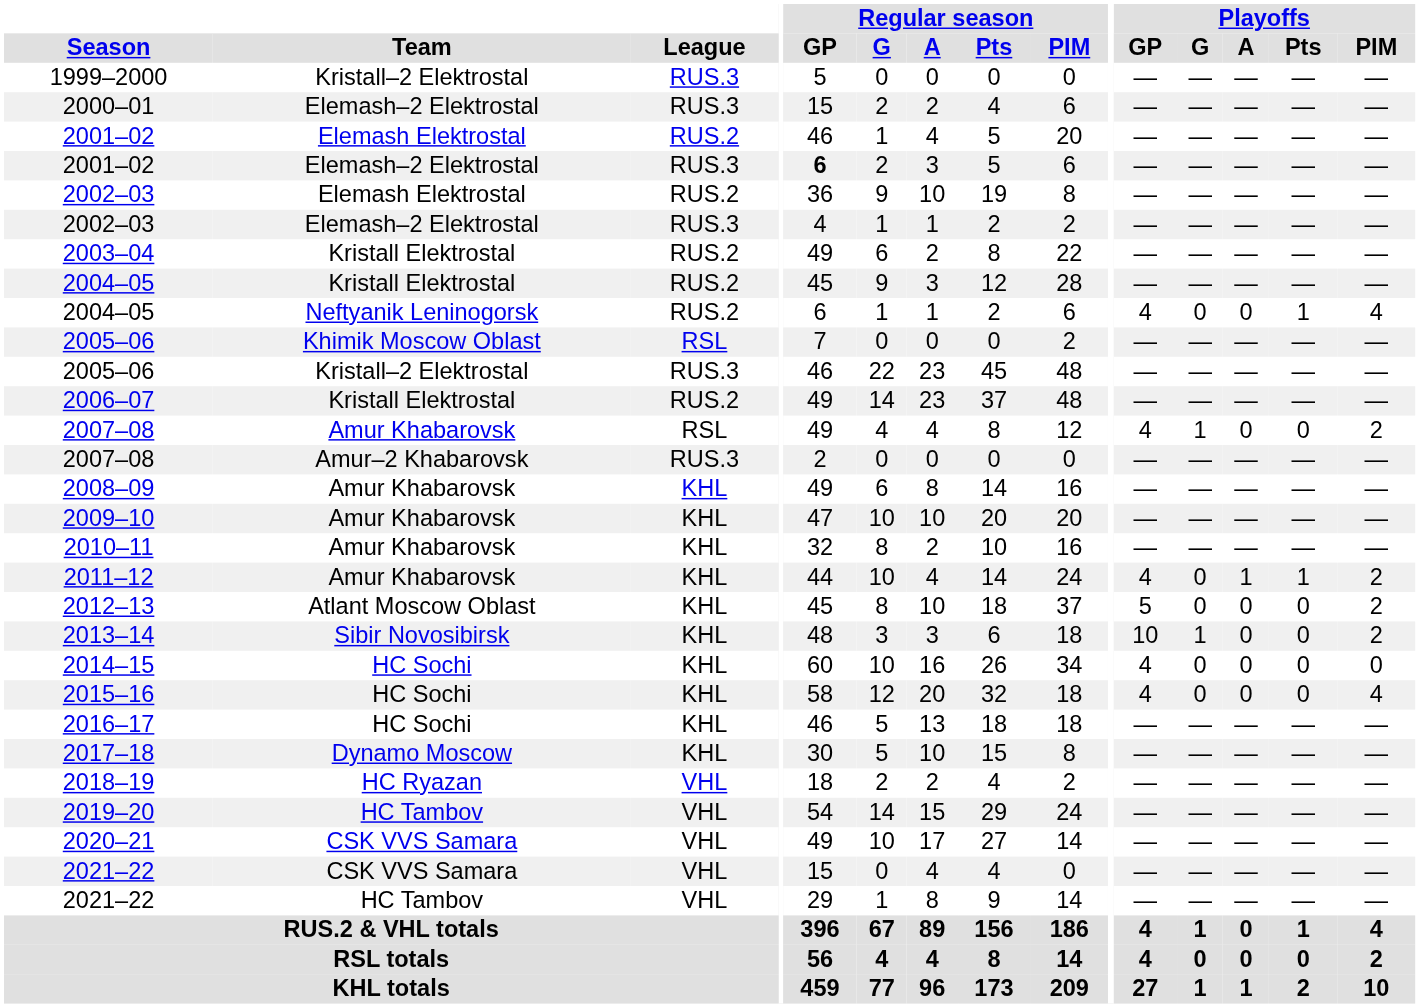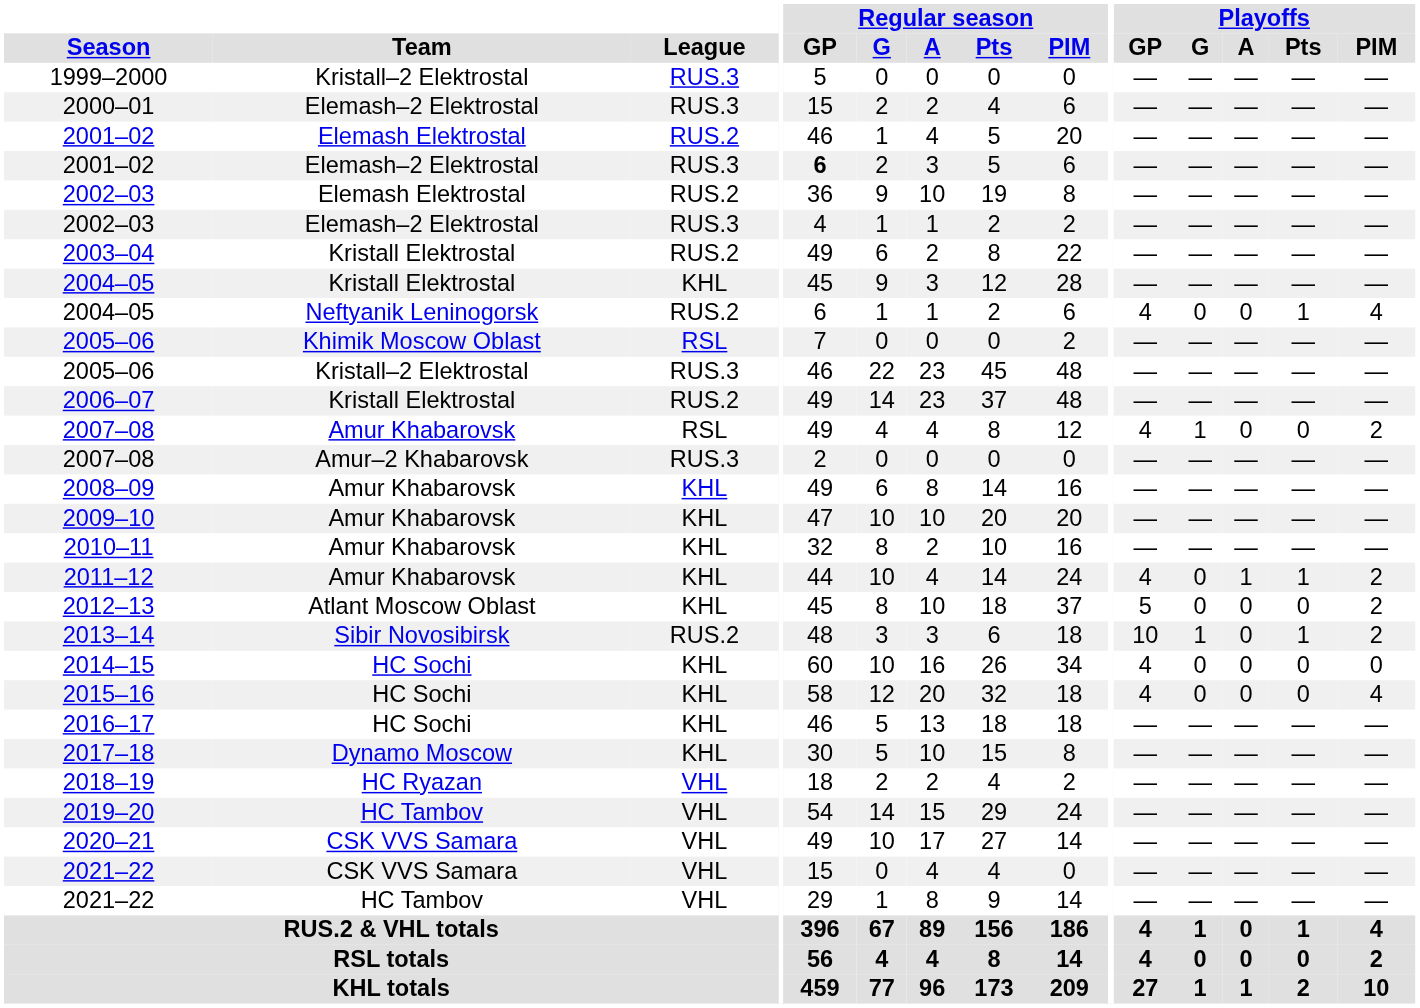(704, 283) RUS.2 -> (704, 283) KHL
(704, 635) KHL -> (704, 635) RUS.2
(1303, 635) 0 -> (1303, 635) 1
